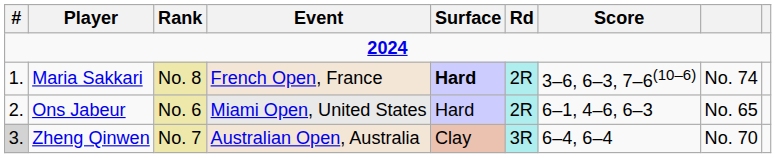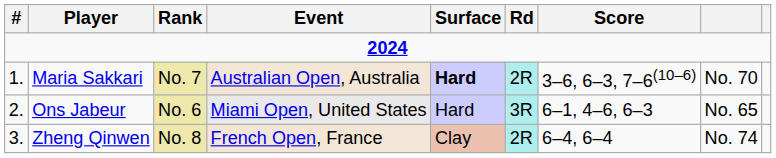(180, 78) No. 8 -> (180, 78) No. 7
(297, 78) French Open, France -> (315, 78) Australian Open, Australia
(731, 78) No. 74 -> (731, 78) No. 70
(521, 109) 2R -> (521, 109) 3R
(16, 138) lightgrey background -> (16, 138) no background
(180, 138) No. 7 -> (180, 138) No. 8
(315, 138) Australian Open, Australia -> (297, 138) French Open, France
(521, 138) 3R -> (521, 138) 2R
(731, 138) No. 70 -> (731, 138) No. 74
